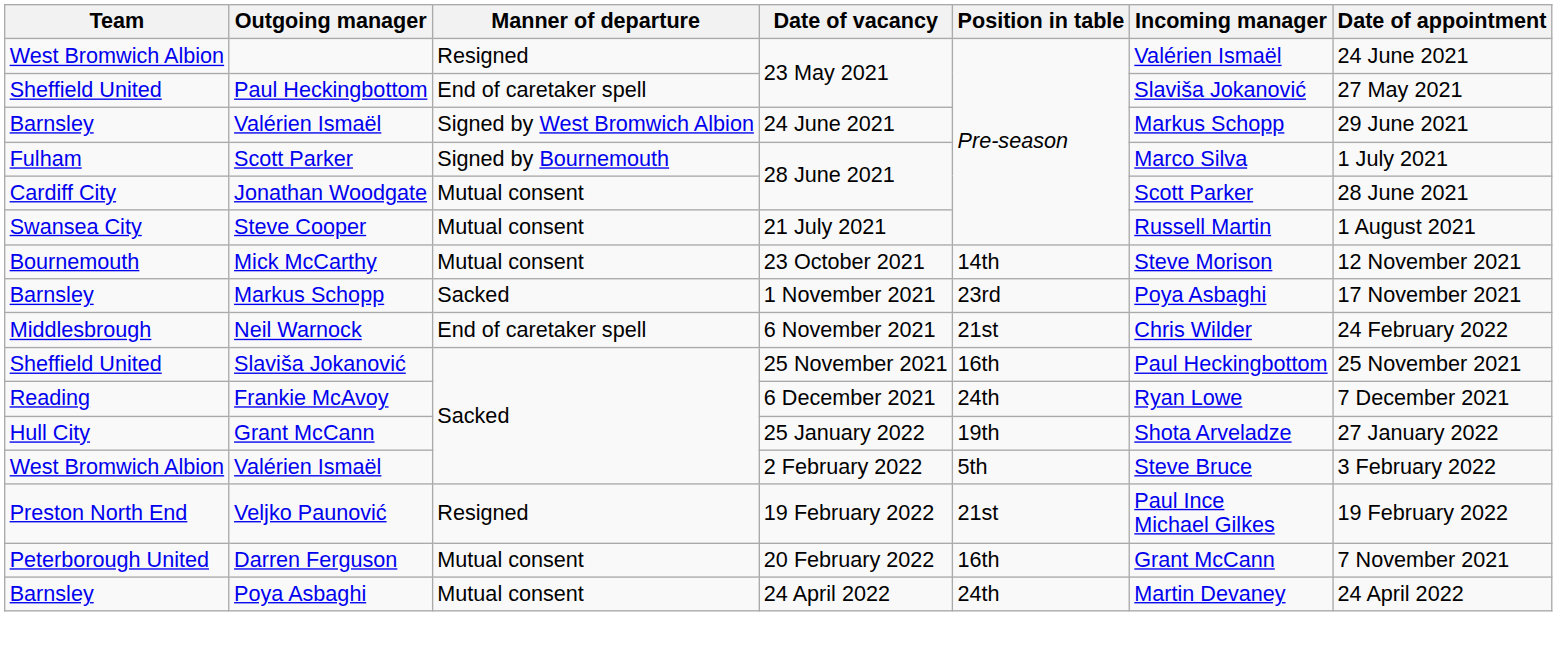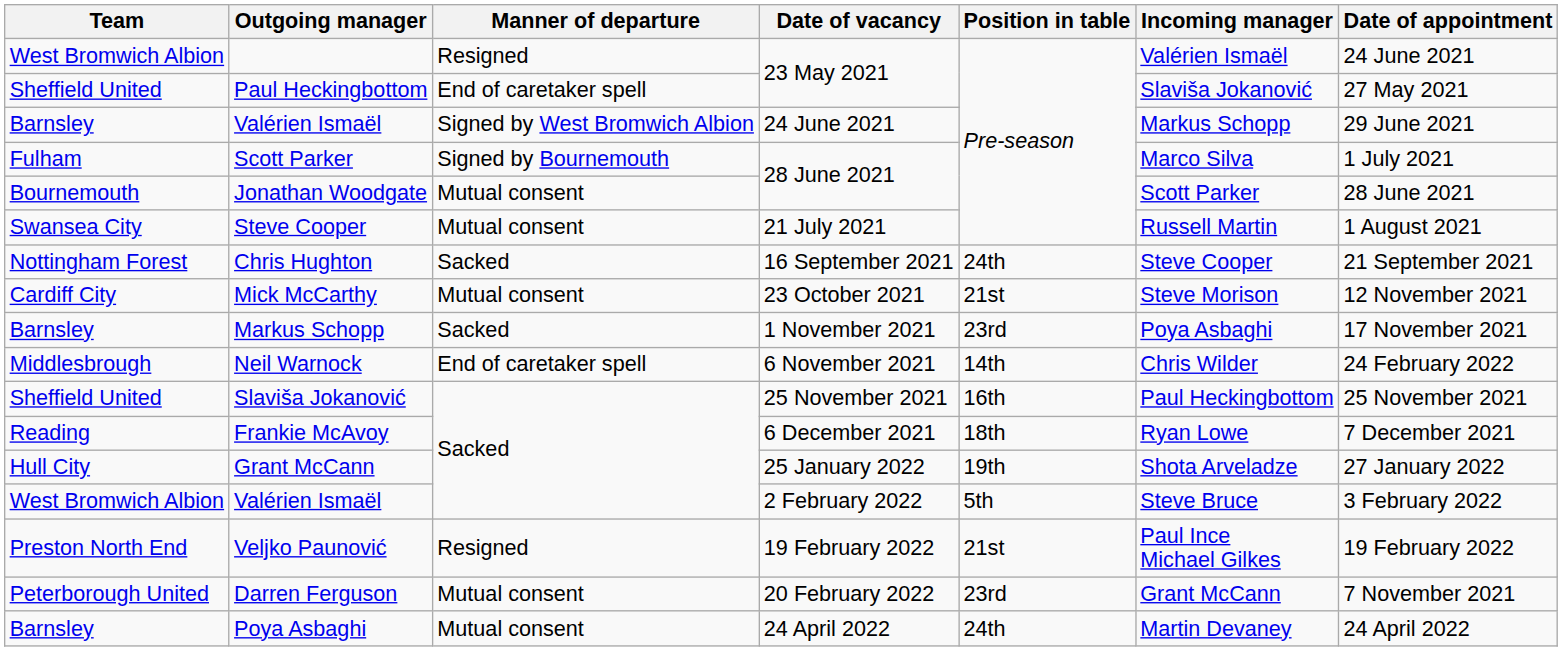(63, 192) Cardiff City -> (74, 192) Bournemouth
+ row: (303, 261)
(74, 261) Bournemouth -> (63, 295) Cardiff City
(979, 261) 14th -> (984, 295) 21st
(978, 329) 21st -> (985, 364) 14th
(979, 398) 24th -> (985, 432) 18th
(979, 559) 16th -> (985, 594) 23rd
